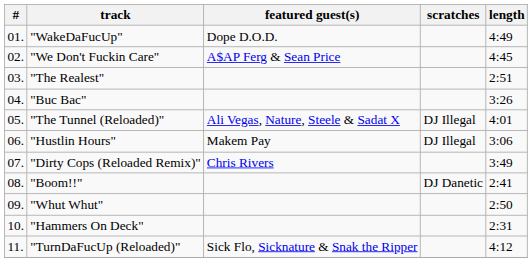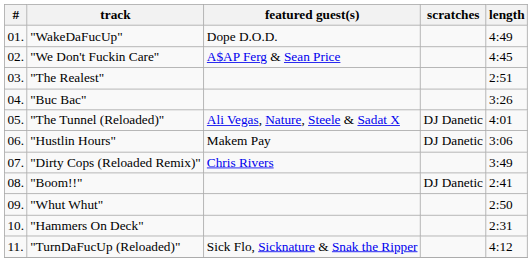(450, 120) DJ Illegal -> (453, 120) DJ Danetic
(450, 141) DJ Illegal -> (453, 141) DJ Danetic
